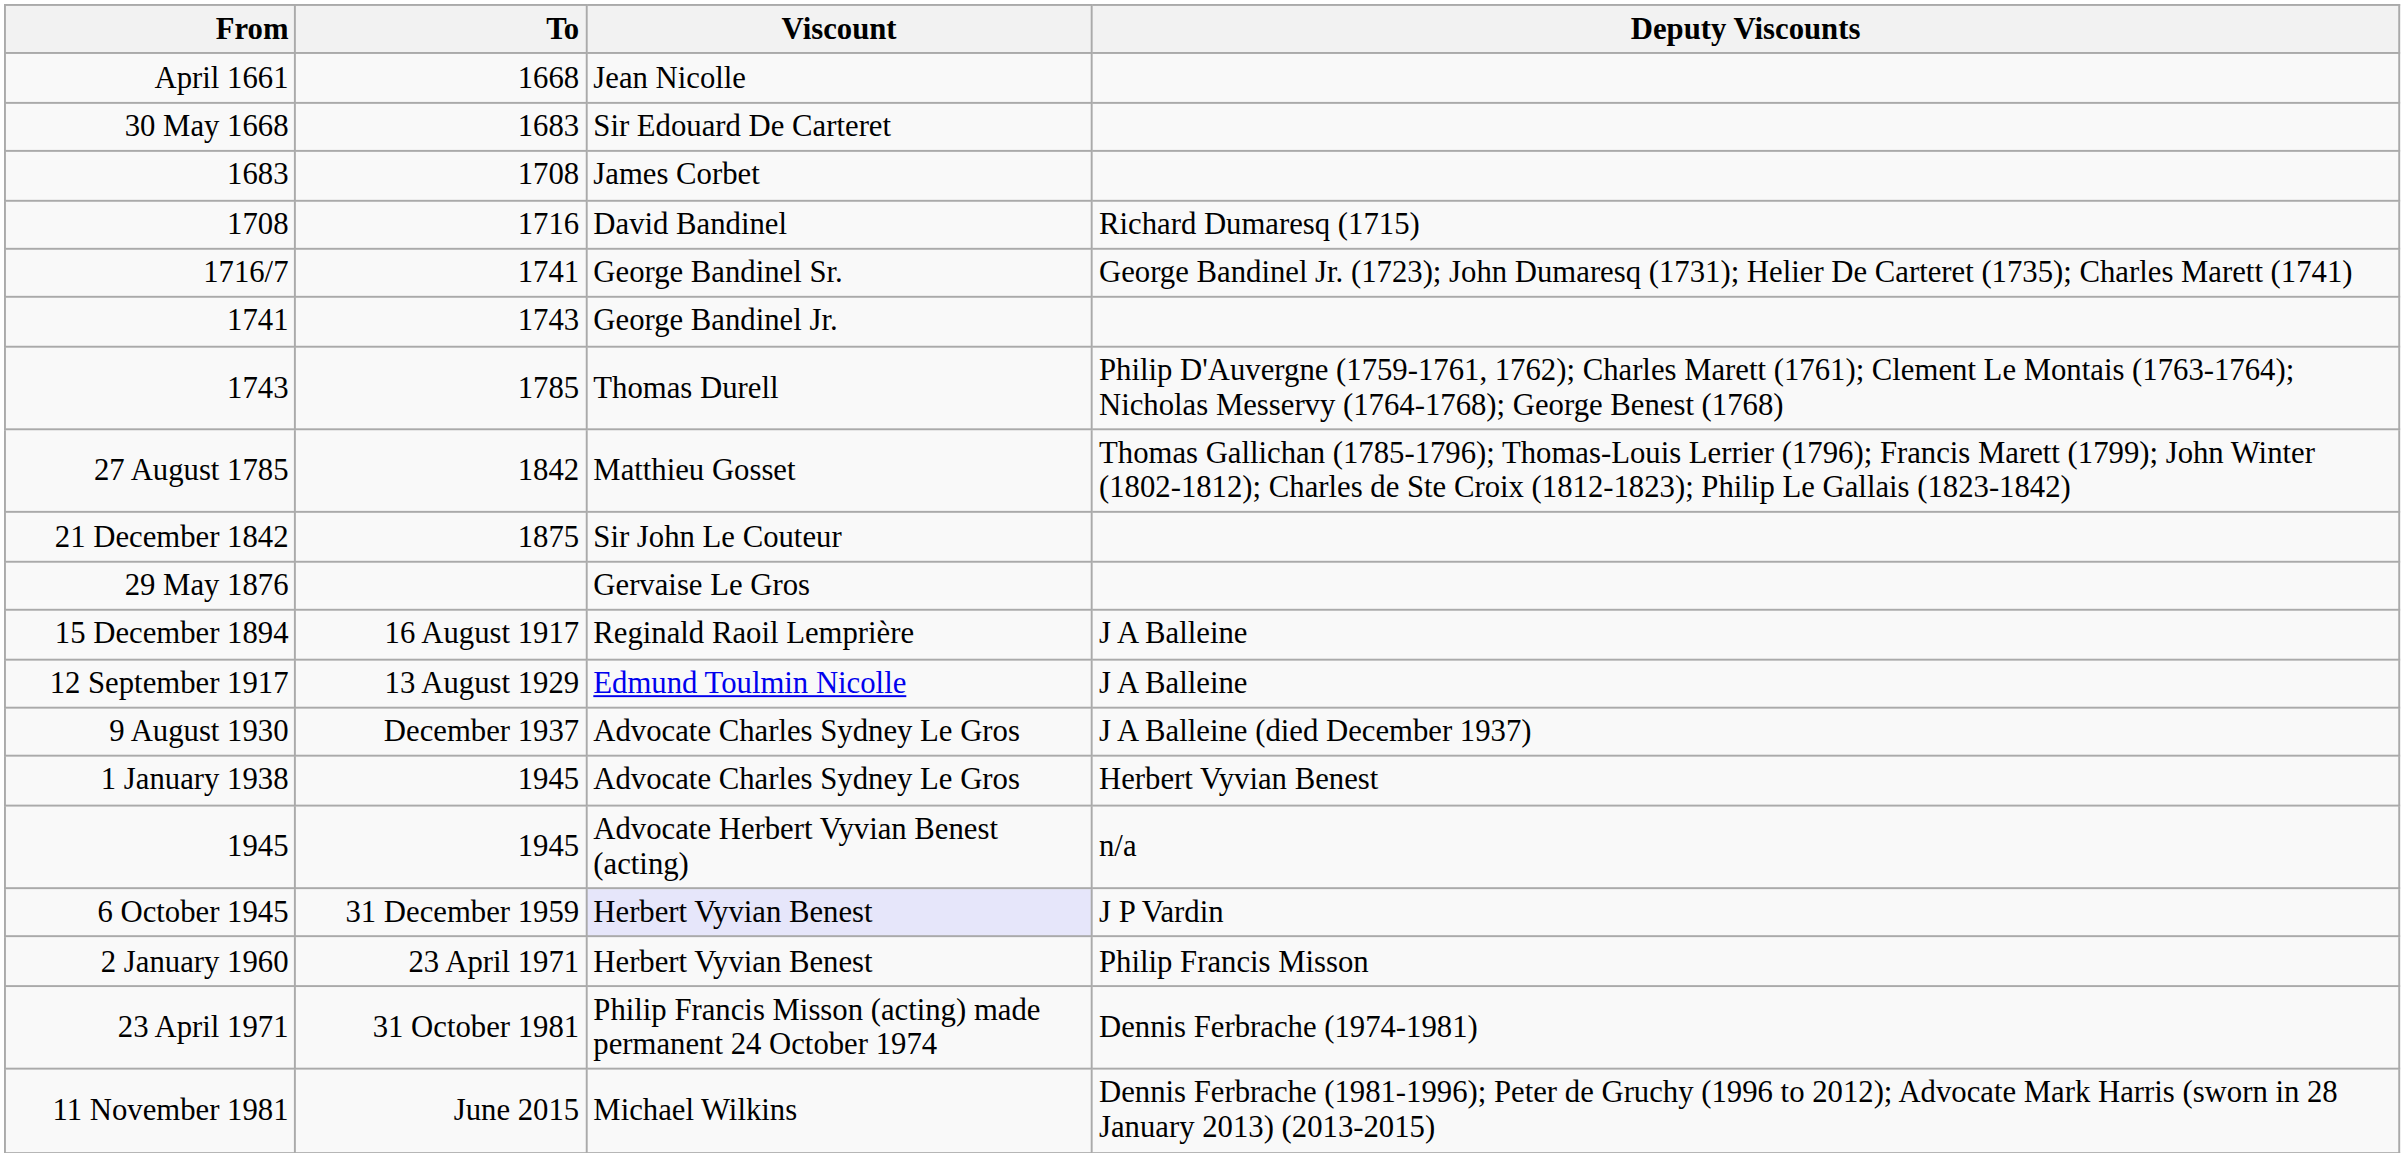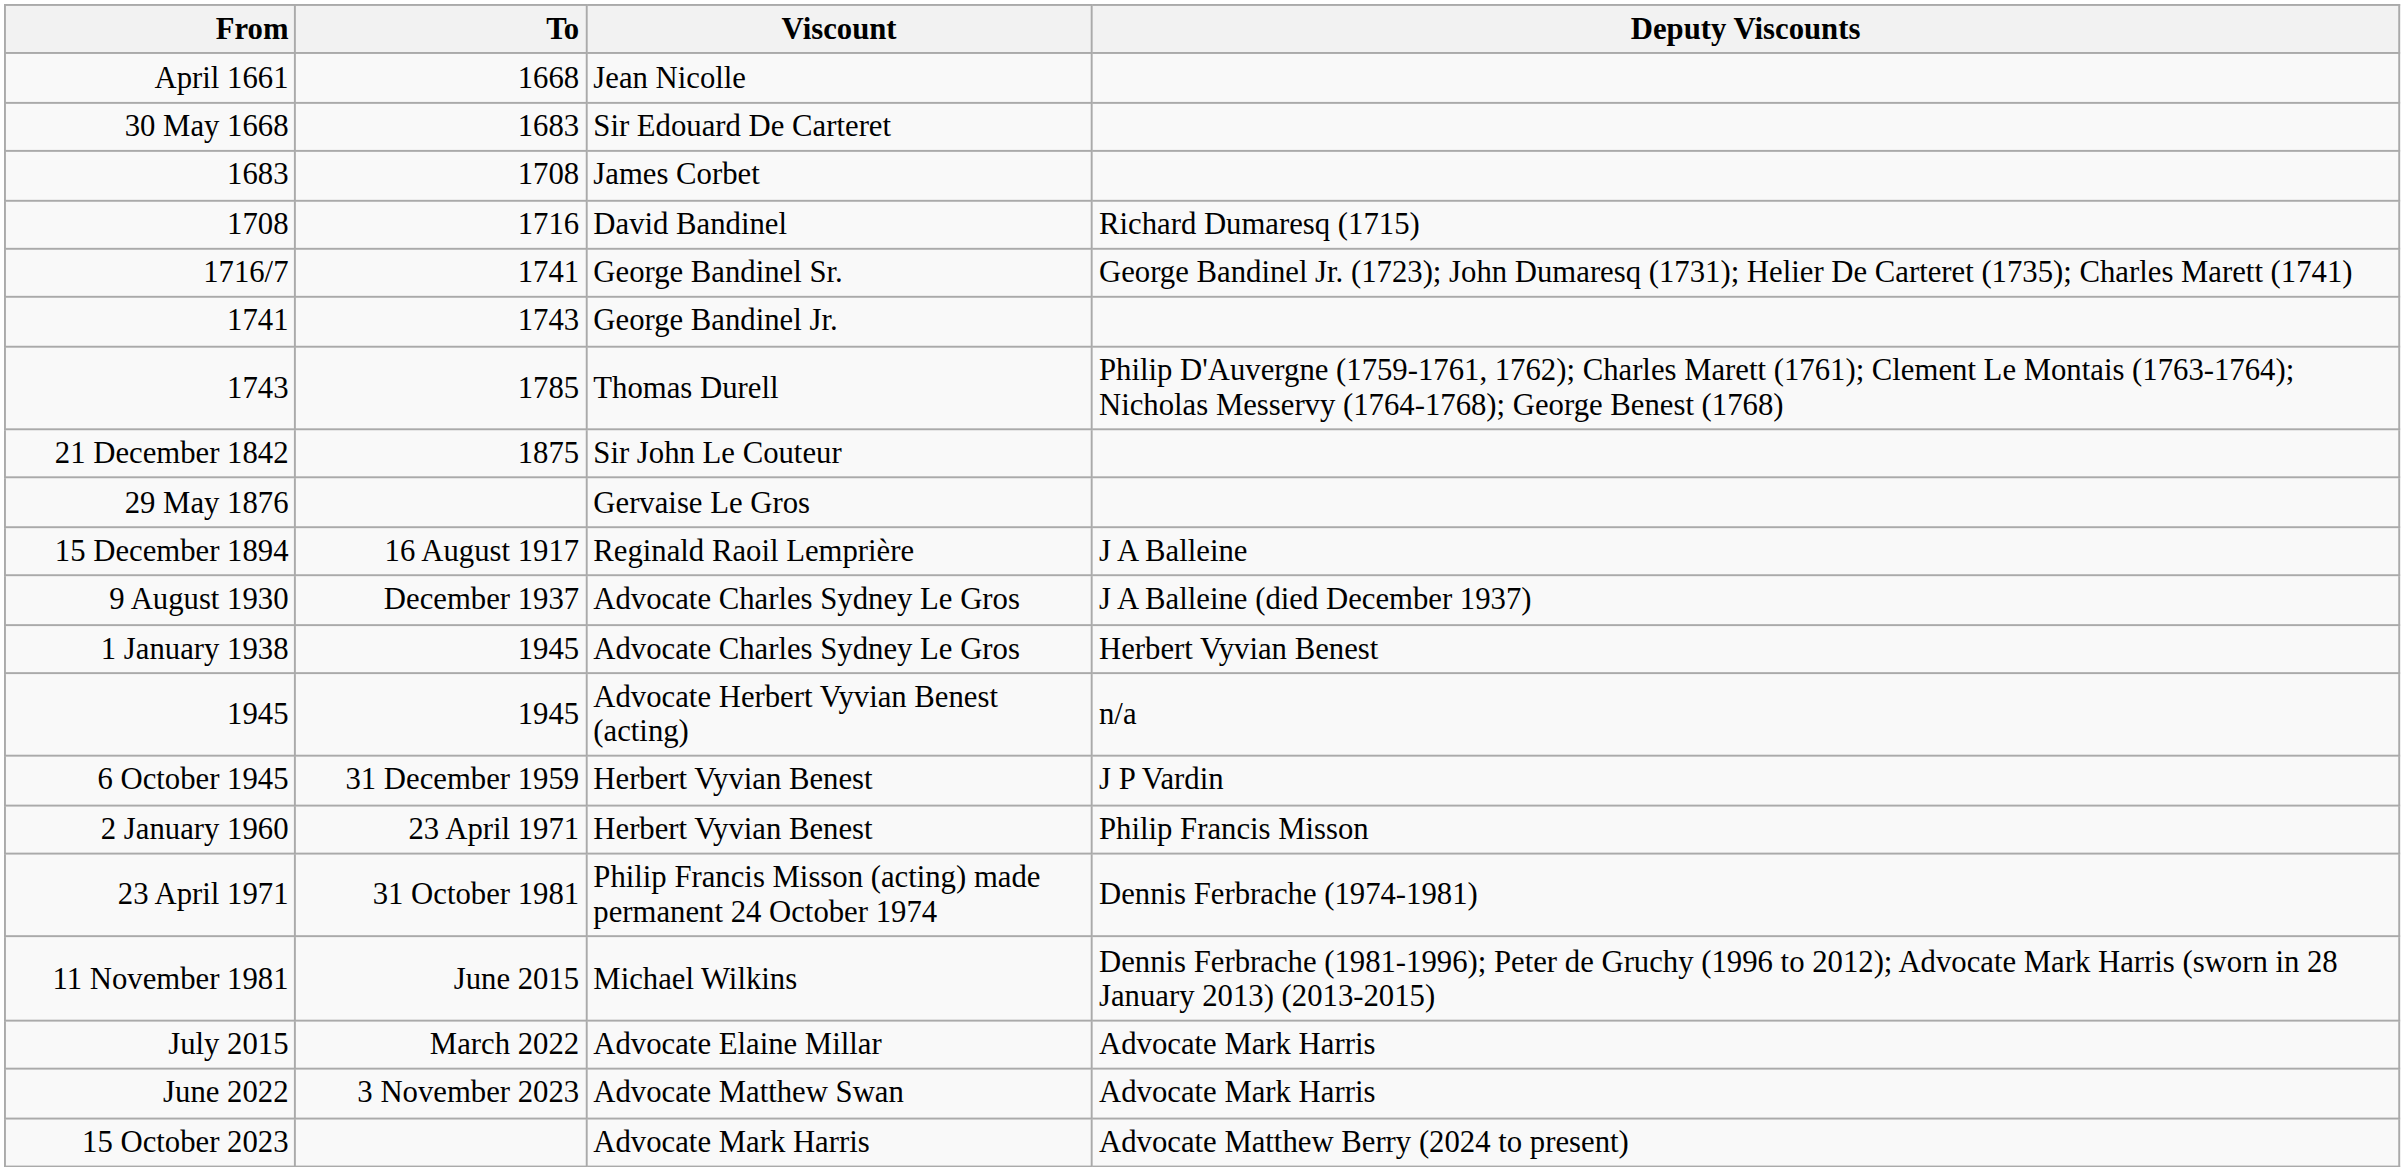- row: (191, 470)
- row: (169, 682)
(733, 912) lavender background -> (733, 780) no background
+ row: (228, 1044)
+ row: (226, 1092)
+ row: (185, 1141)
